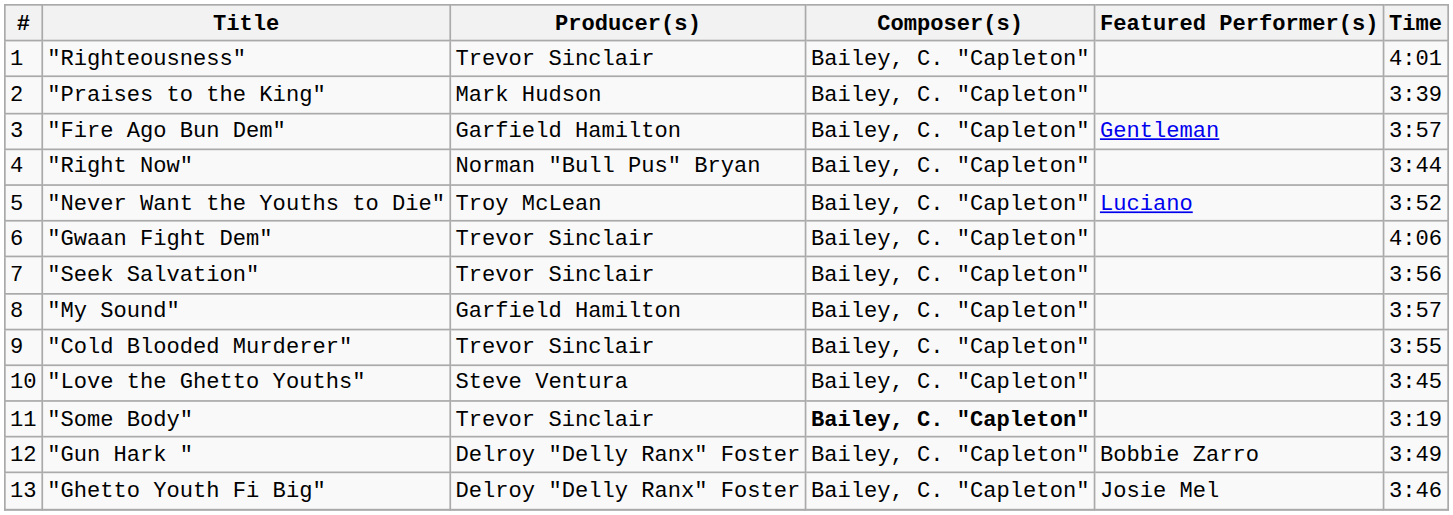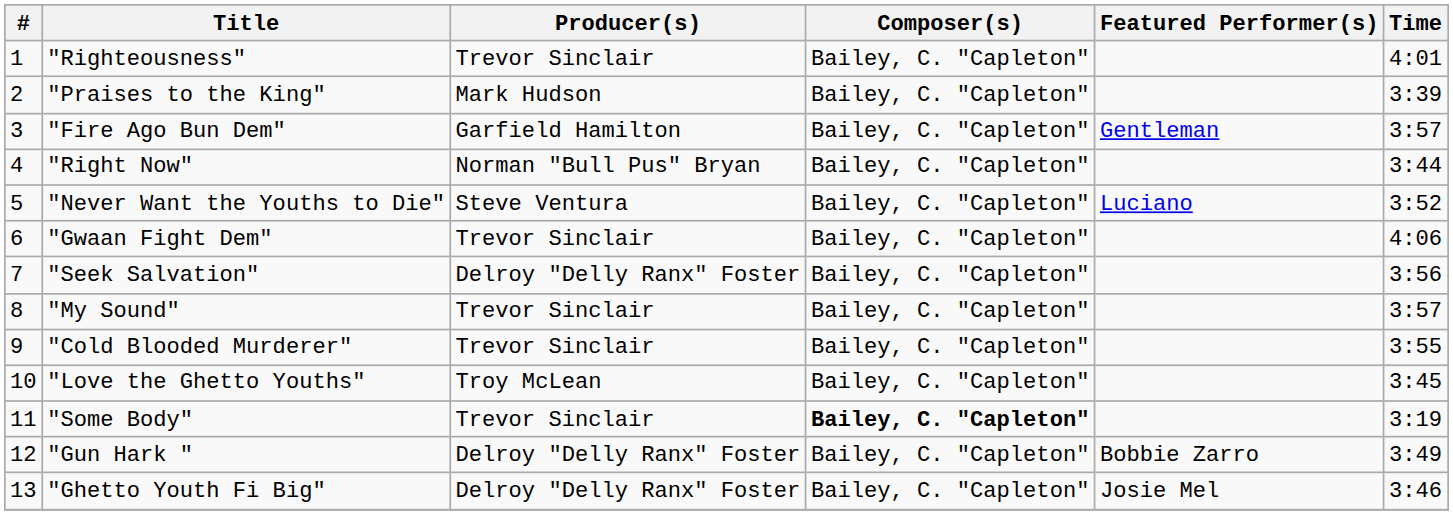(529, 203) Troy McLean -> (542, 203) Steve Ventura
(555, 275) Trevor Sinclair -> (628, 275) Delroy "Delly Ranx" Foster
(568, 311) Garfield Hamilton -> (555, 311) Trevor Sinclair
(542, 383) Steve Ventura -> (529, 383) Troy McLean
